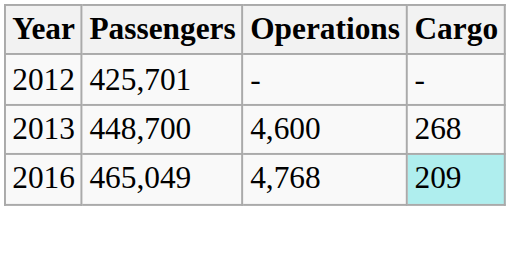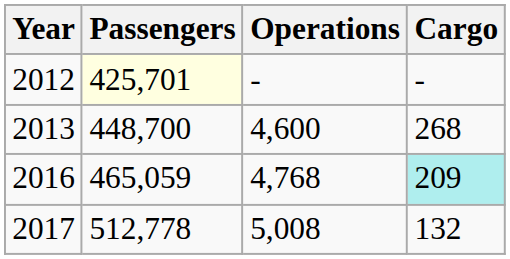(140, 79) no background -> (140, 79) lightyellow background
(140, 178) 465,049 -> (140, 178) 465,059
+ row: (44, 228)
